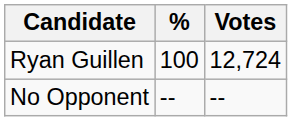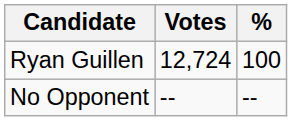columns swapped: (245, 23) <-> (179, 23)
